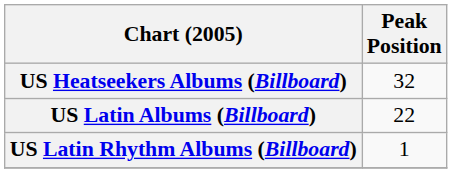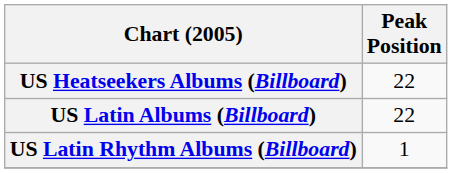(404, 80) 32 -> (404, 80) 22
